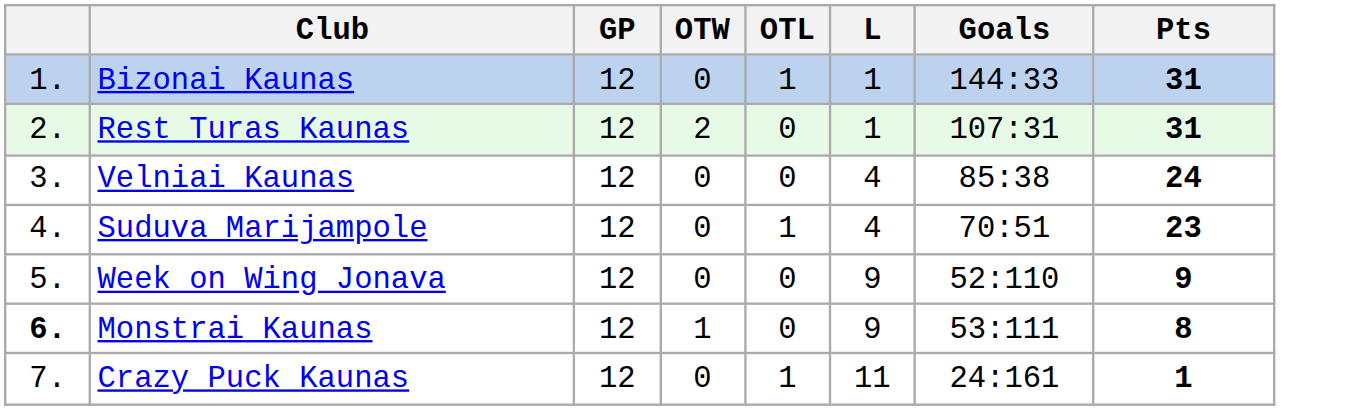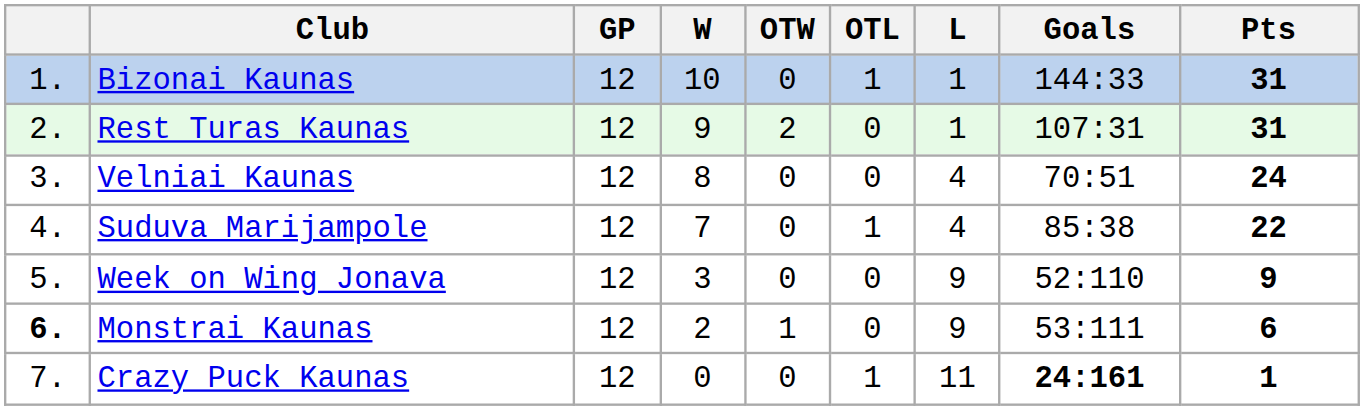+ column: (702, 30)
(1004, 179) 85:38 -> (1089, 179) 70:51
(1004, 229) 70:51 -> (1089, 229) 85:38
(1183, 229) 23 -> (1269, 229) 22
(1183, 329) 8 -> (1269, 329) 6
(1004, 379) normal -> (1089, 379) bold
